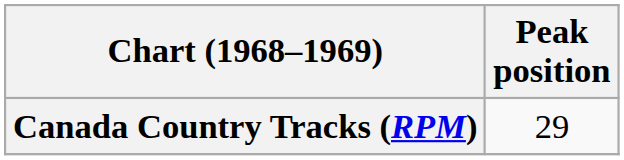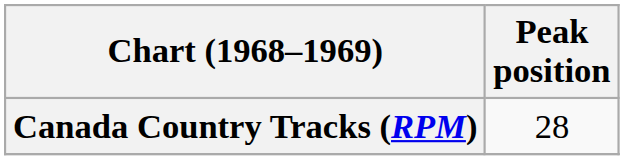(552, 125) 29 -> (552, 125) 28
